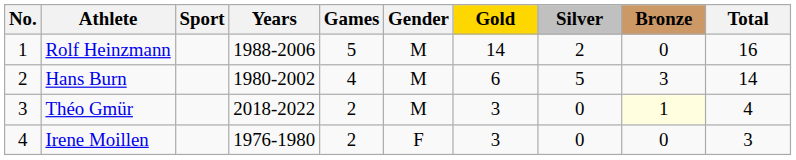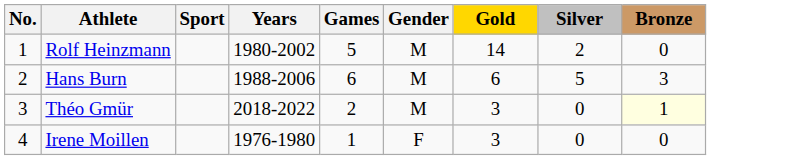- column: (748, 19)
(274, 49) 1988-2006 -> (274, 49) 1980-2002
(274, 79) 1980-2002 -> (274, 79) 1988-2006
(352, 79) 4 -> (352, 79) 6
(352, 139) 2 -> (352, 139) 1
